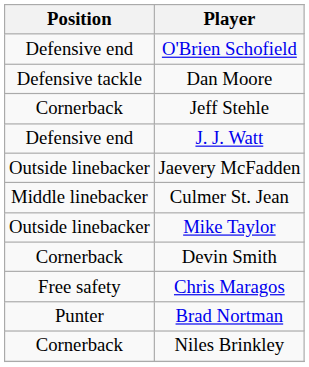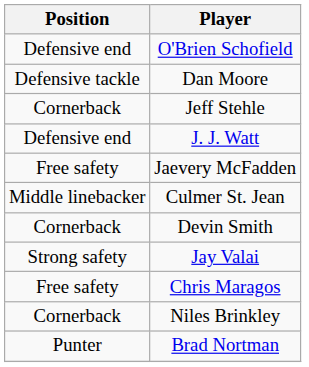(79, 167) Outside linebacker -> (77, 167) Free safety
- row: (229, 227)
+ row: (225, 256)
rows swapped: (229, 345) <-> (229, 316)
